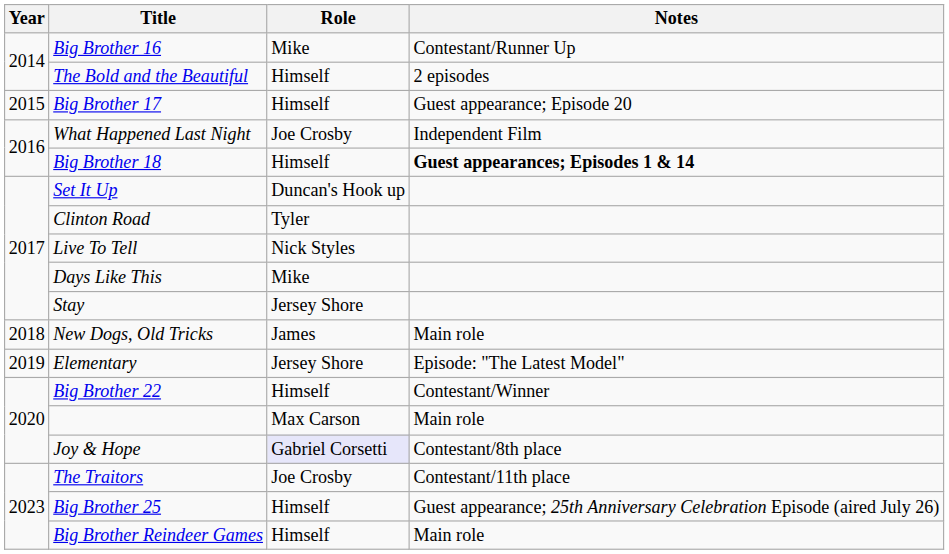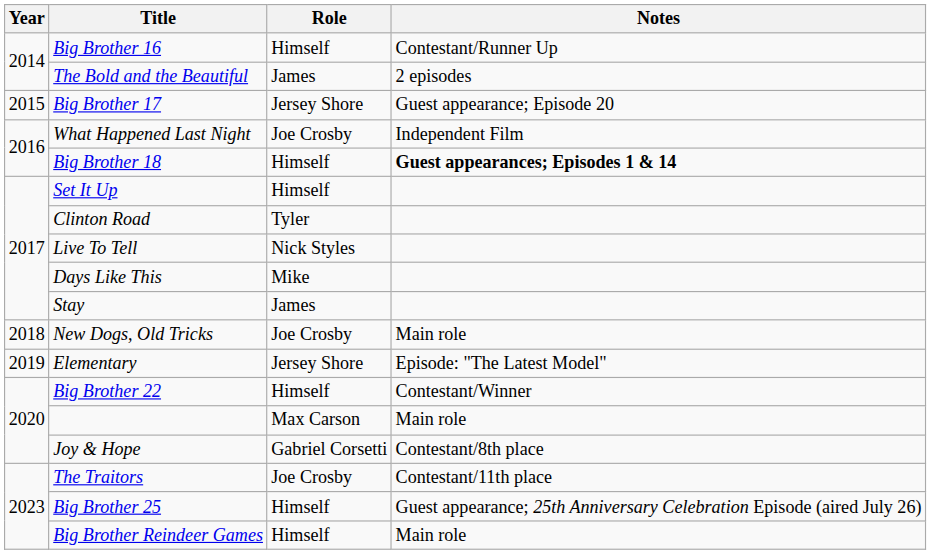(290, 47) Mike -> (300, 47) Himself
(300, 76) Himself -> (293, 76) James
(300, 104) Himself -> (317, 104) Jersey Shore
(338, 190) Duncan's Hook up -> (300, 190) Himself
(317, 305) Jersey Shore -> (293, 305) James
(293, 334) James -> (312, 334) Joe Crosby
(329, 448) lavender background -> (329, 448) no background
